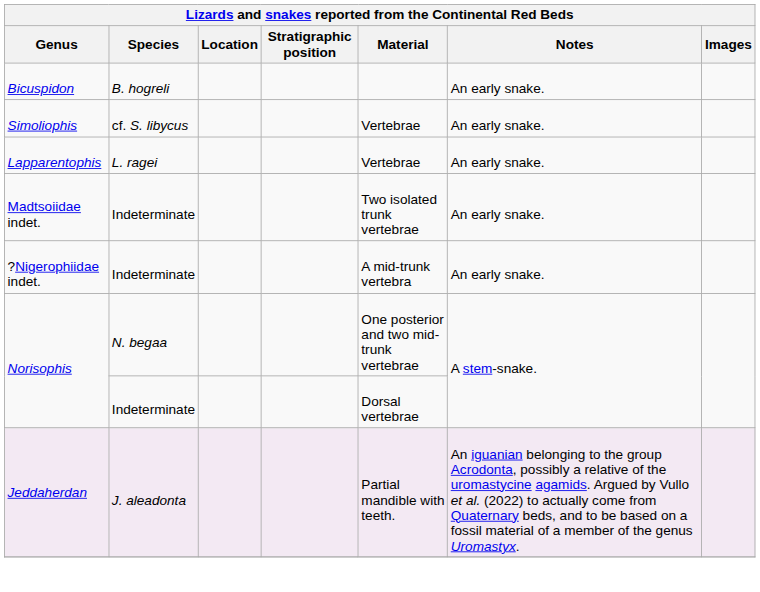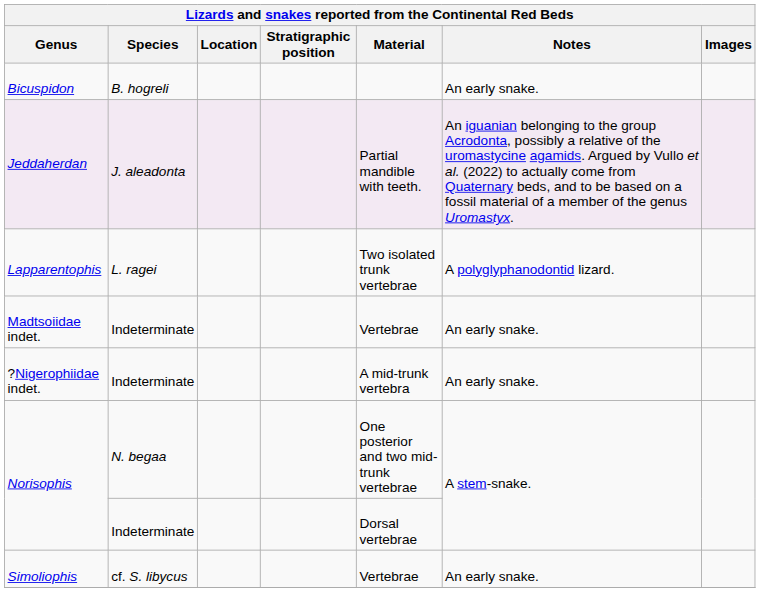rows swapped: (47, 492) <-> (42, 125)
(391, 162) Vertebrae -> (397, 269) Two isolated trunk vertebrae
(498, 162) An early snake. -> (530, 269) A polyglyphanodontid lizard.
(399, 214) Two isolated trunk vertebrae -> (389, 329) Vertebrae
